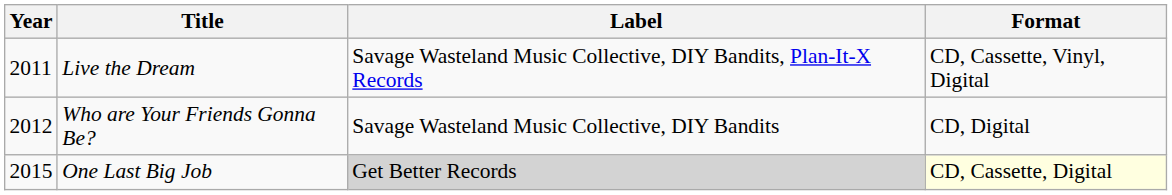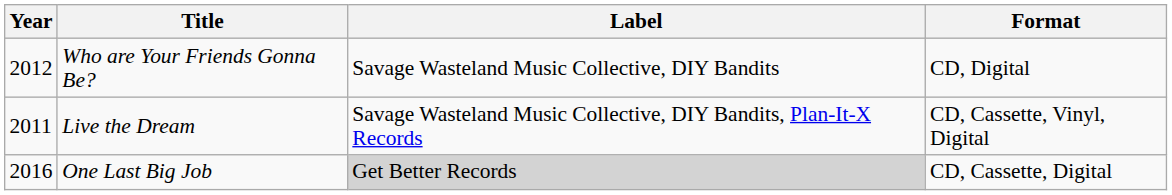rows swapped: (129, 67) <-> (189, 125)
(31, 171) 2015 -> (31, 171) 2016
(1021, 171) lightyellow background -> (1021, 171) no background
